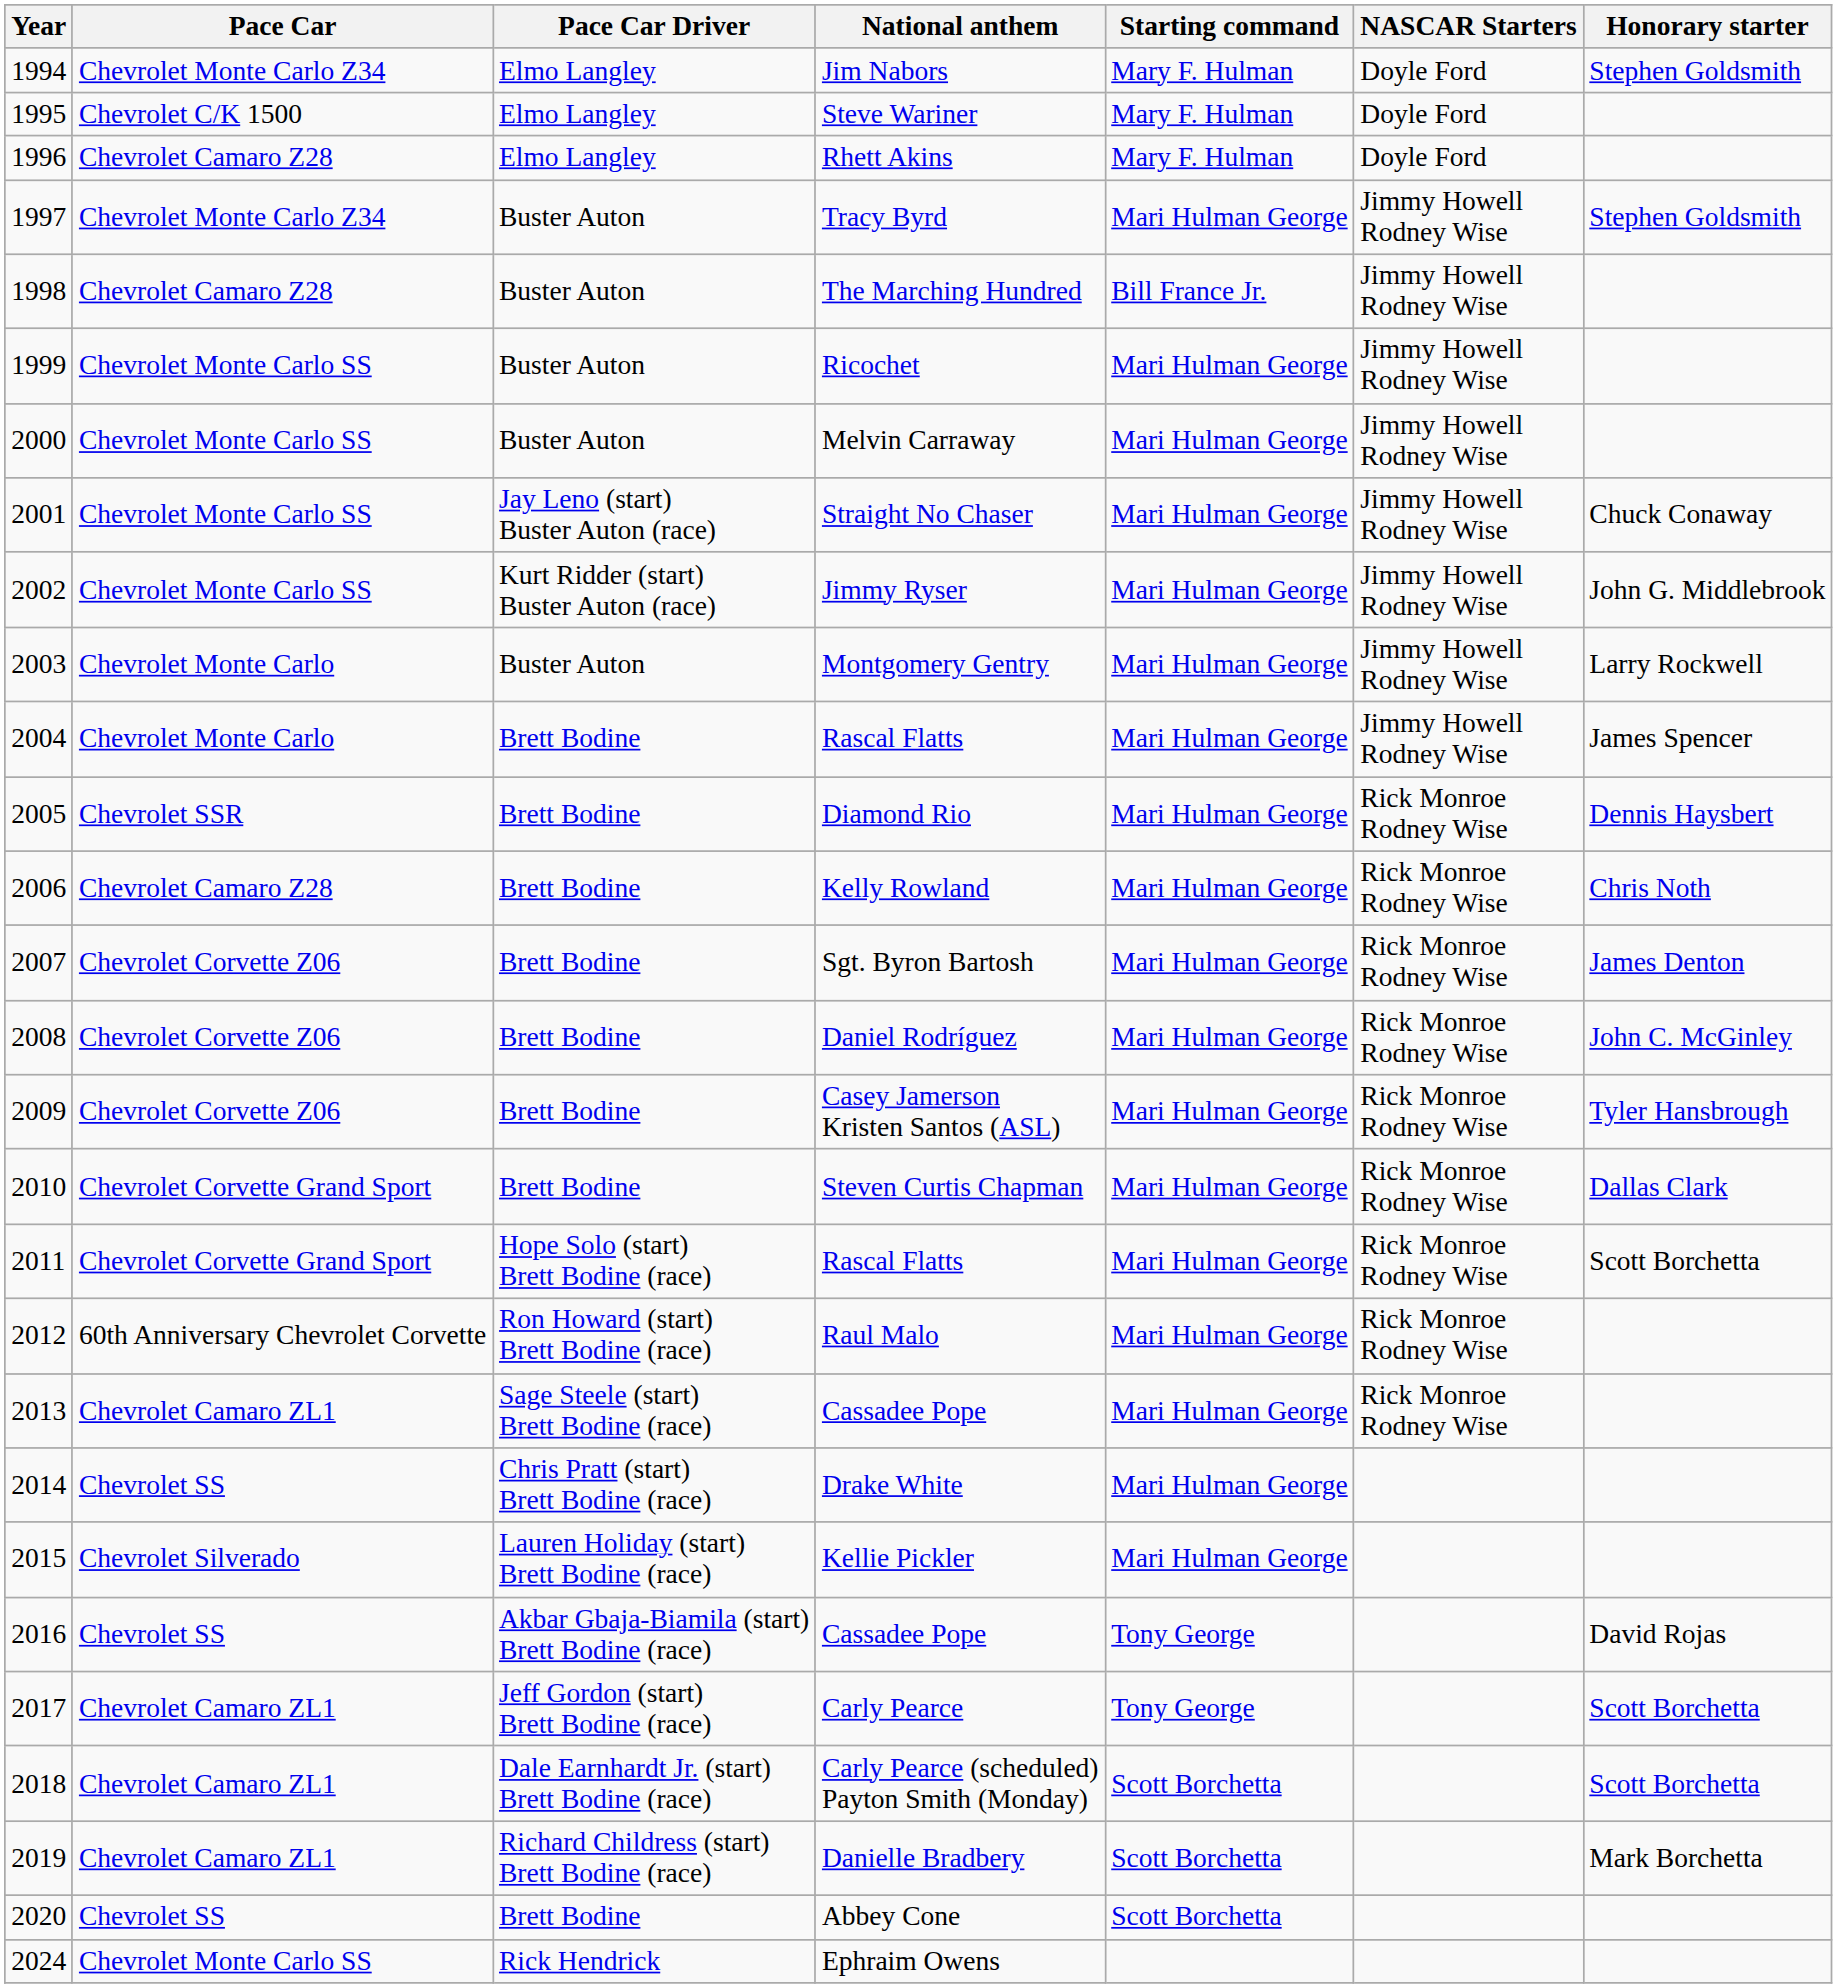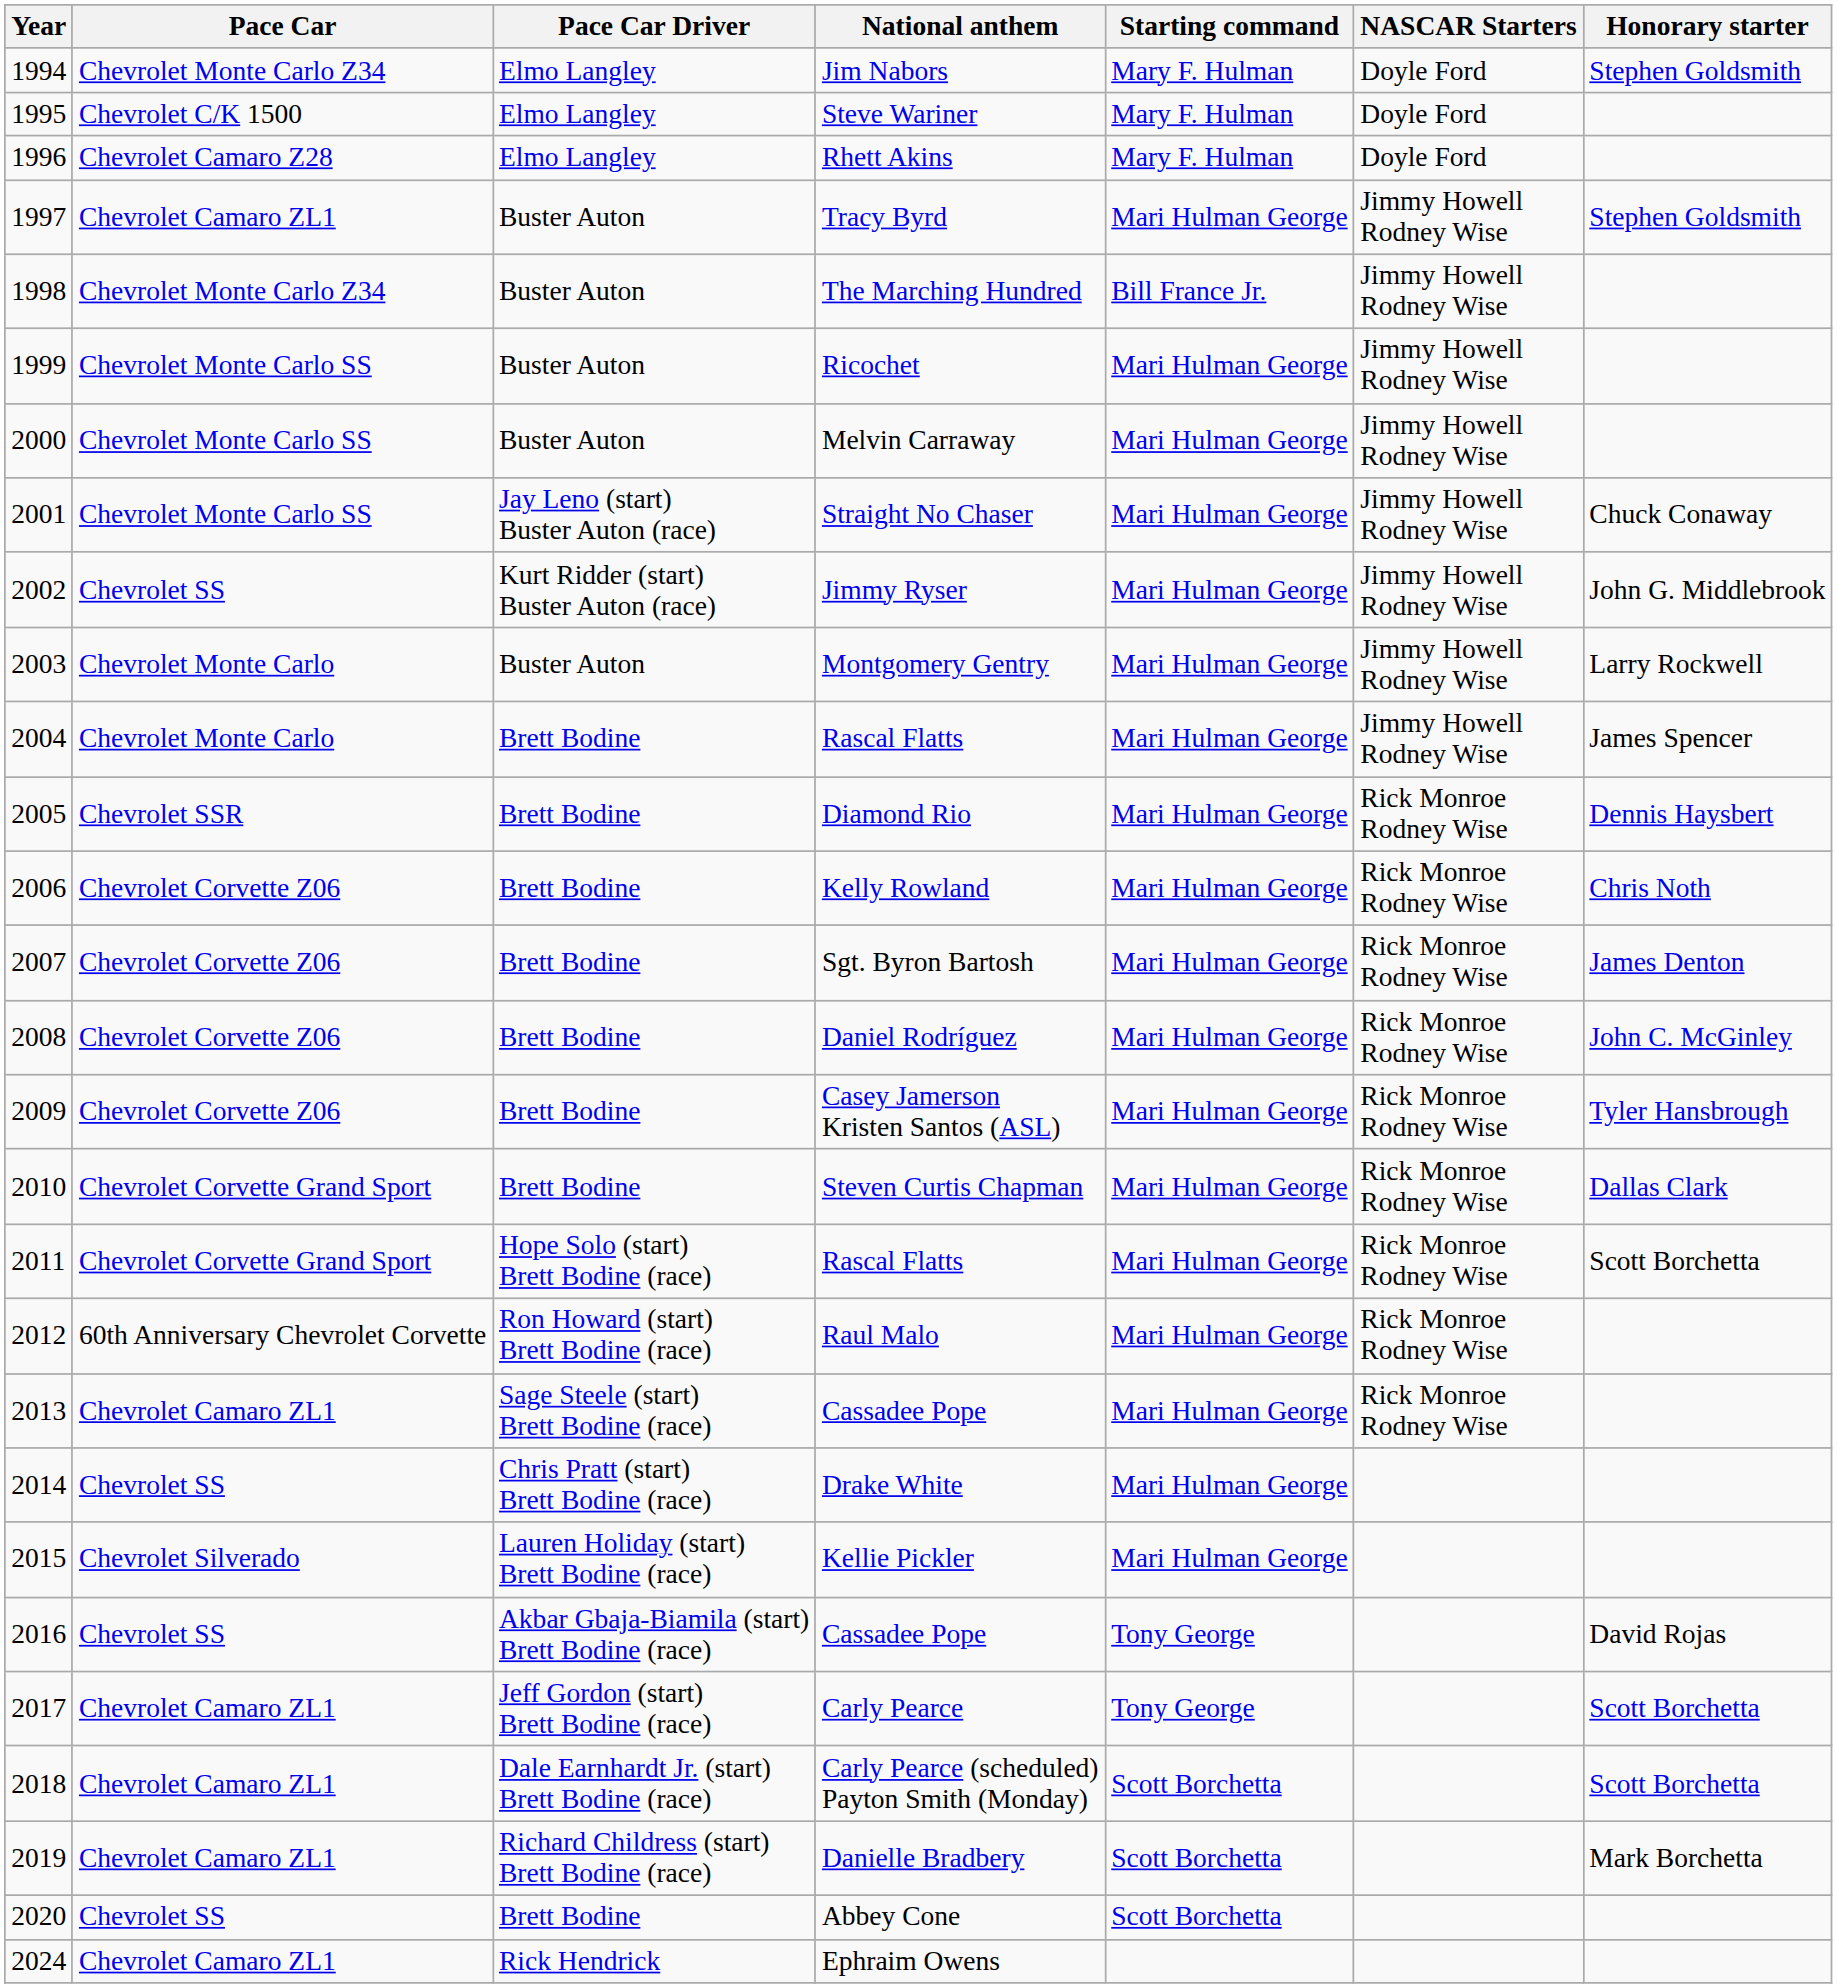(232, 216) Chevrolet Monte Carlo Z34 -> (207, 216) Chevrolet Camaro ZL1
(206, 290) Chevrolet Camaro Z28 -> (232, 290) Chevrolet Monte Carlo Z34
(225, 589) Chevrolet Monte Carlo SS -> (152, 589) Chevrolet SS
(206, 887) Chevrolet Camaro Z28 -> (210, 887) Chevrolet Corvette Z06
(225, 1960) Chevrolet Monte Carlo SS -> (207, 1960) Chevrolet Camaro ZL1
